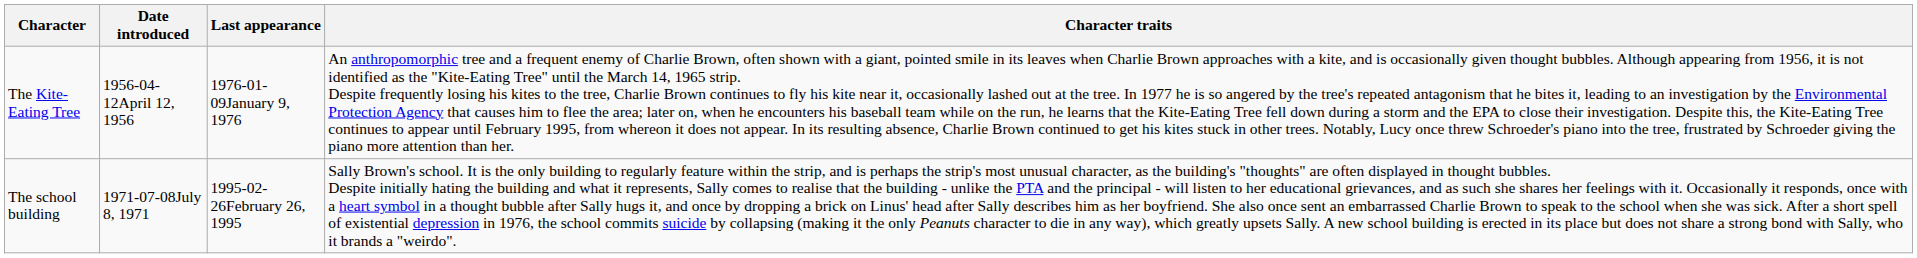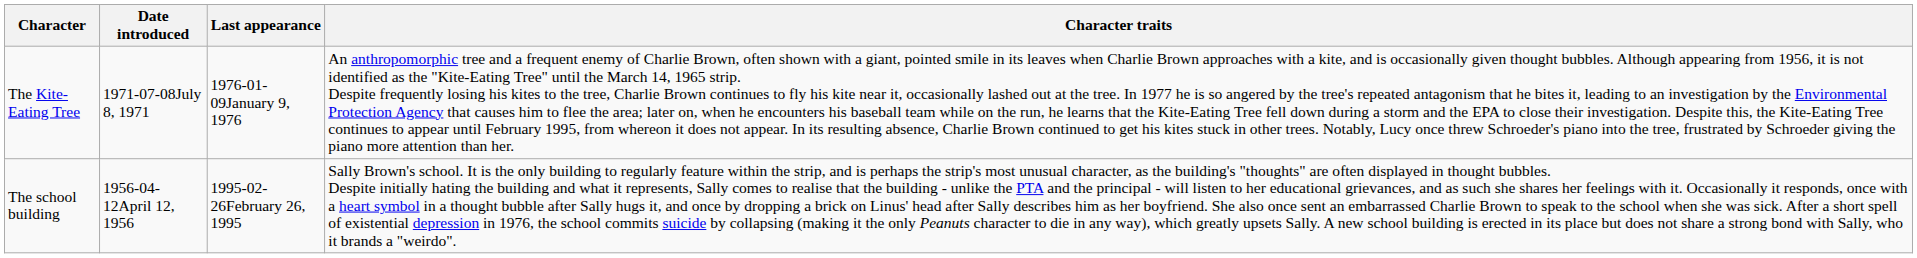(139, 102) 1956-04-12April 12, 1956 -> (152, 102) 1971-07-08July 8, 1971
(152, 205) 1971-07-08July 8, 1971 -> (139, 205) 1956-04-12April 12, 1956
